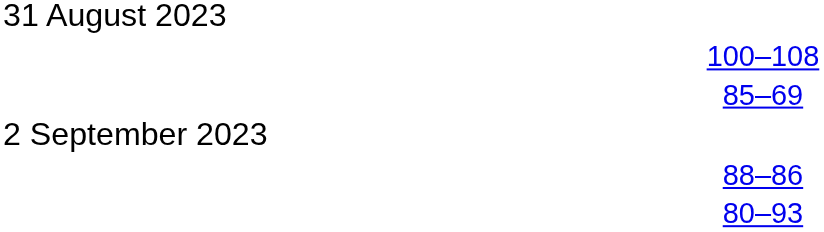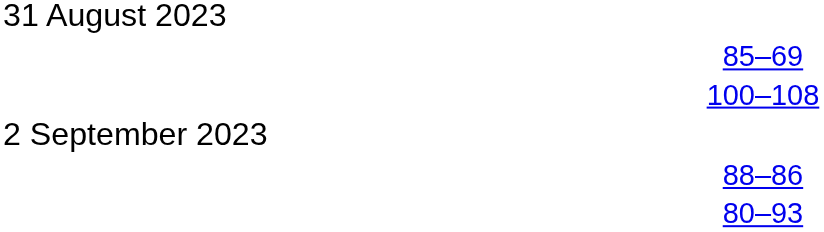rows swapped: (317, 56) <-> (317, 95)
